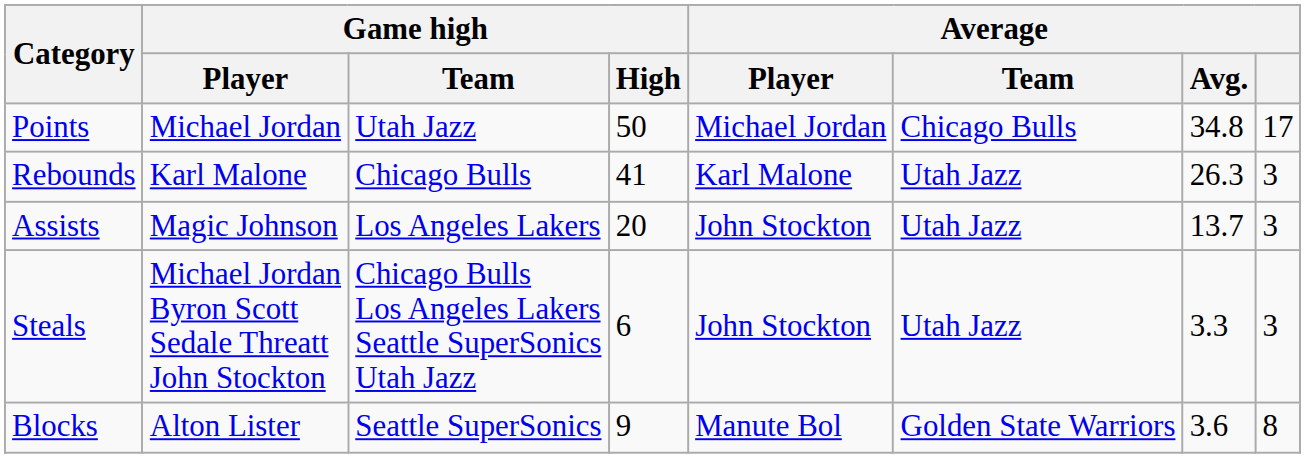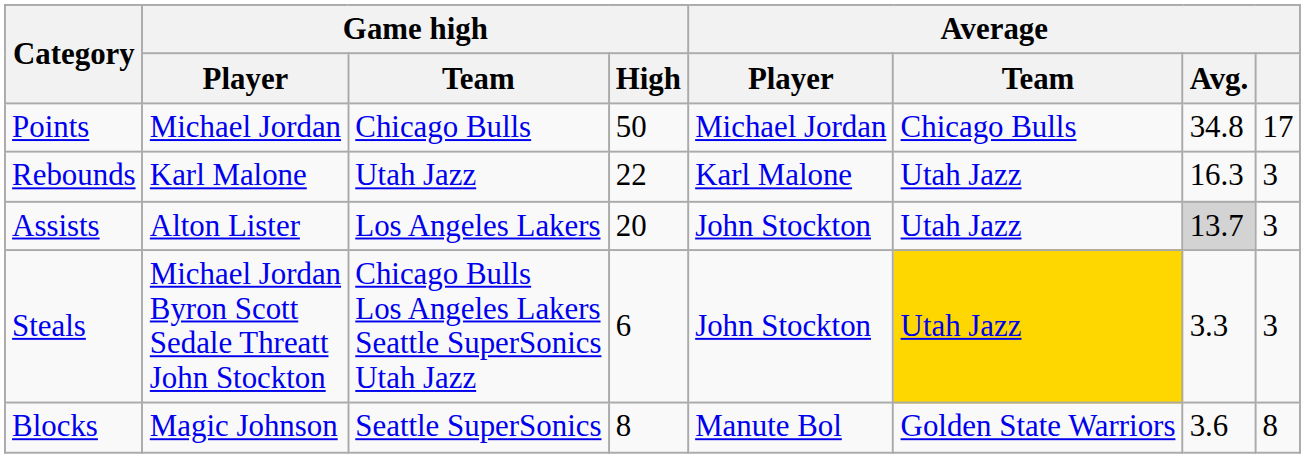(416, 126) Utah Jazz -> (443, 126) Chicago Bulls
(443, 175) Chicago Bulls -> (416, 175) Utah Jazz
(631, 175) 41 -> (631, 175) 22
(1217, 175) 26.3 -> (1217, 175) 16.3
(244, 224) Magic Johnson -> (225, 224) Alton Lister
(1217, 224) no background -> (1217, 224) lightgrey background
(961, 325) no background -> (961, 325) gold background
(225, 427) Alton Lister -> (244, 427) Magic Johnson
(623, 427) 9 -> (623, 427) 8
